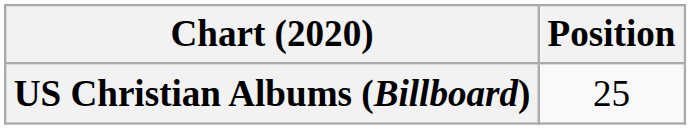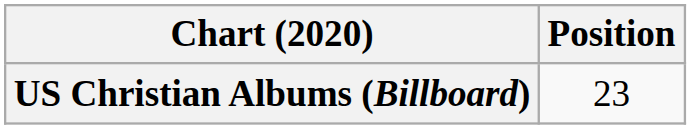(611, 92) 25 -> (611, 92) 23
